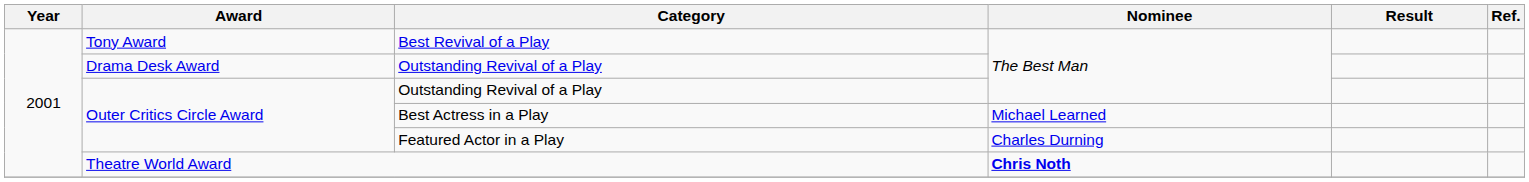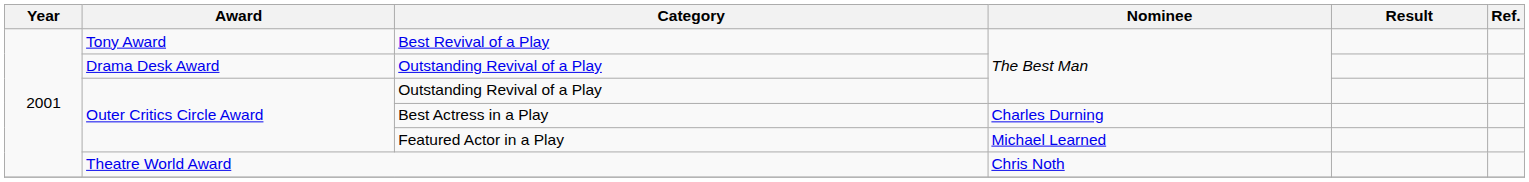(1049, 115) Michael Learned -> (1047, 115) Charles Durning
(1047, 139) Charles Durning -> (1049, 139) Michael Learned
(1031, 164) bold -> (1028, 164) normal
